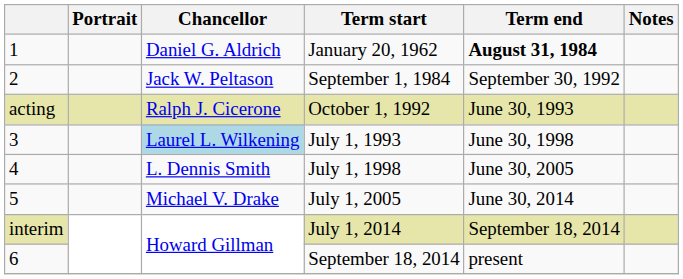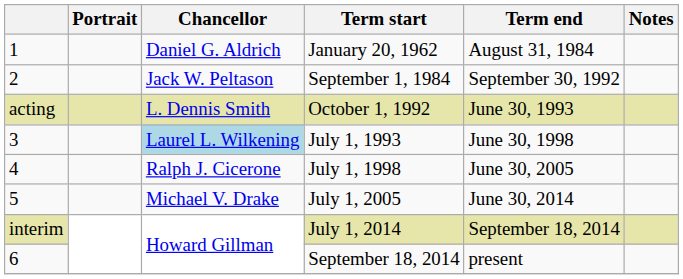(533, 49) bold -> (531, 49) normal
(213, 109) Ralph J. Cicerone -> (208, 109) L. Dennis Smith
(208, 169) L. Dennis Smith -> (213, 169) Ralph J. Cicerone
